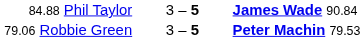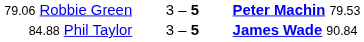rows swapped: (80, 9) <-> (68, 30)
